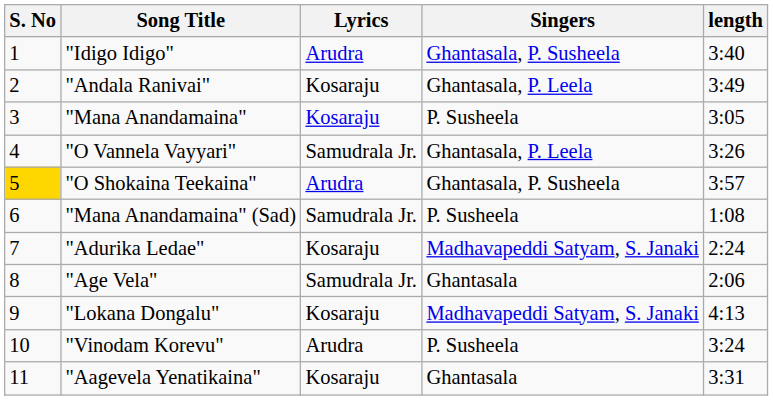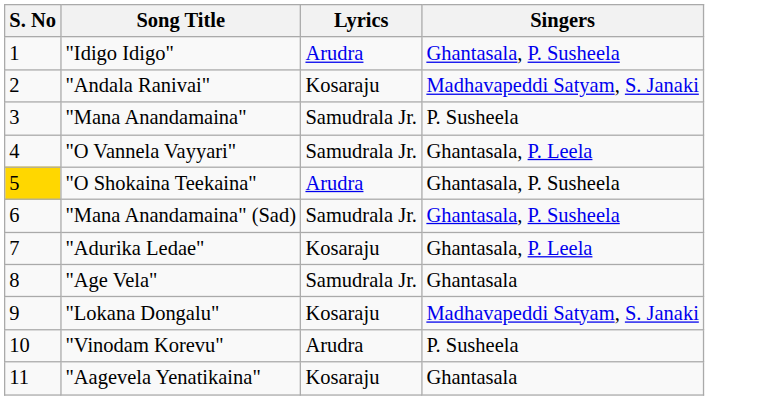- column: (736, 20)
(509, 85) Ghantasala, P. Leela -> (563, 85) Madhavapeddi Satyam, S. Janaki
(342, 118) Kosaraju -> (361, 118) Samudrala Jr.
(472, 215) P. Susheela -> (523, 215) Ghantasala, P. Susheela
(563, 248) Madhavapeddi Satyam, S. Janaki -> (509, 248) Ghantasala, P. Leela
